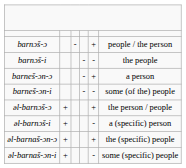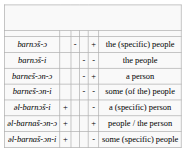(140, 44) people / the person -> (140, 44) the (specific) people
- row: (32, 107)
(140, 139) the (specific) people -> (140, 123) people / the person
